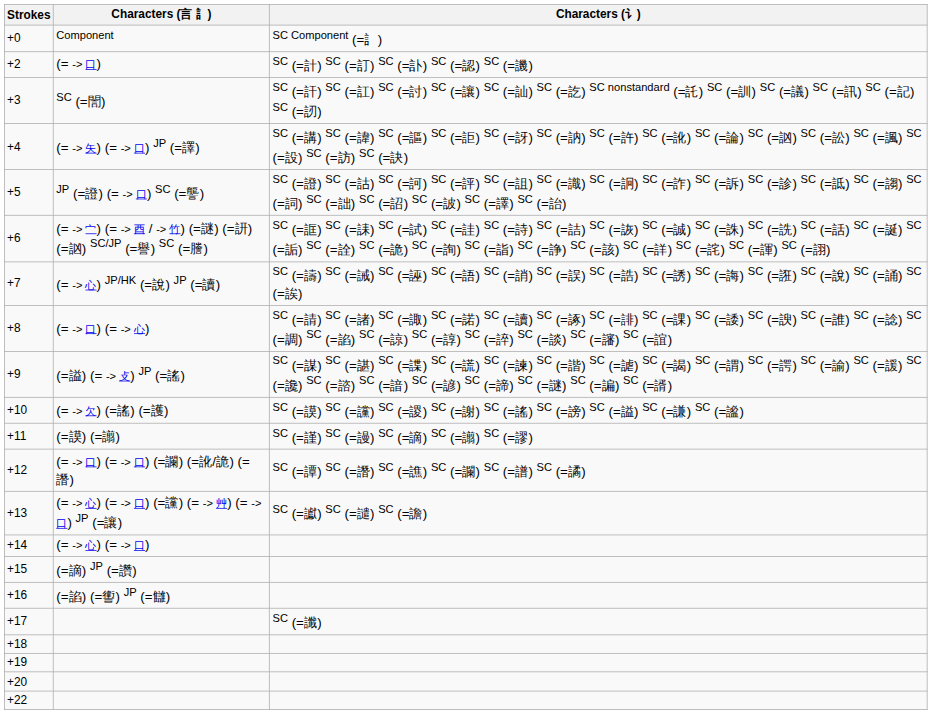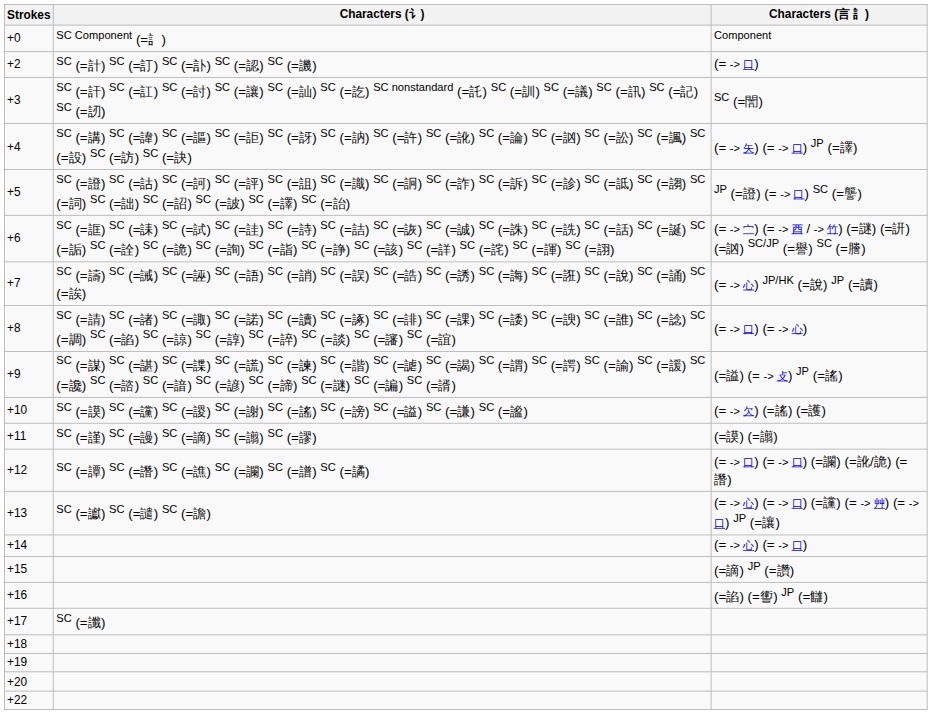columns swapped: (161, 14) <-> (598, 14)
